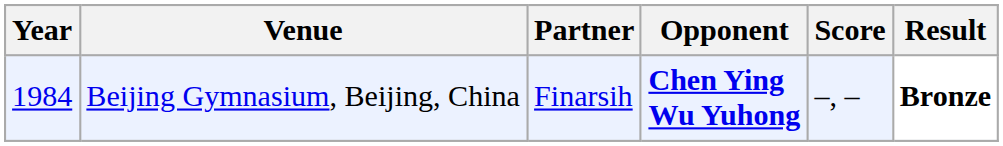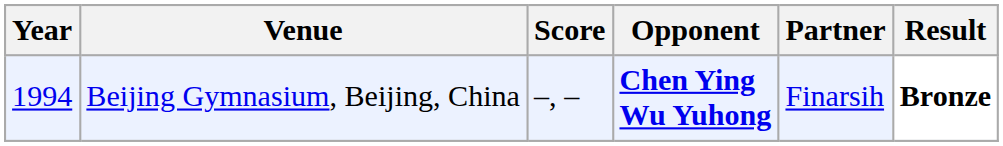columns swapped: (584, 29) <-> (850, 29)
(42, 97) 1984 -> (42, 97) 1994
